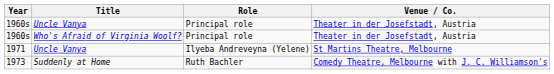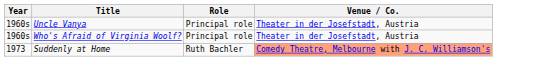- row: (16, 50)
(431, 62) no background -> (373, 50) lightsalmon background
